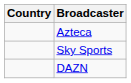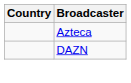- row: (84, 50)
